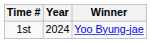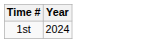- column: (109, 13)
